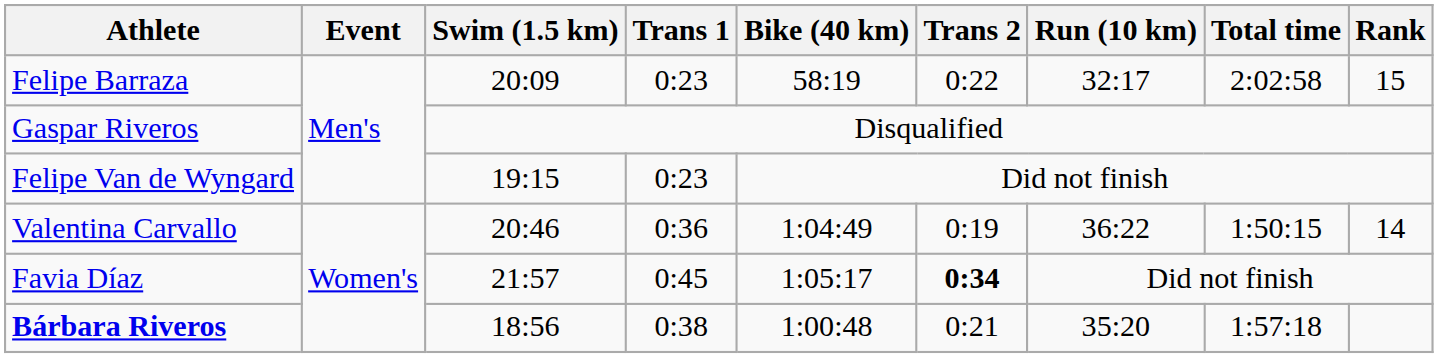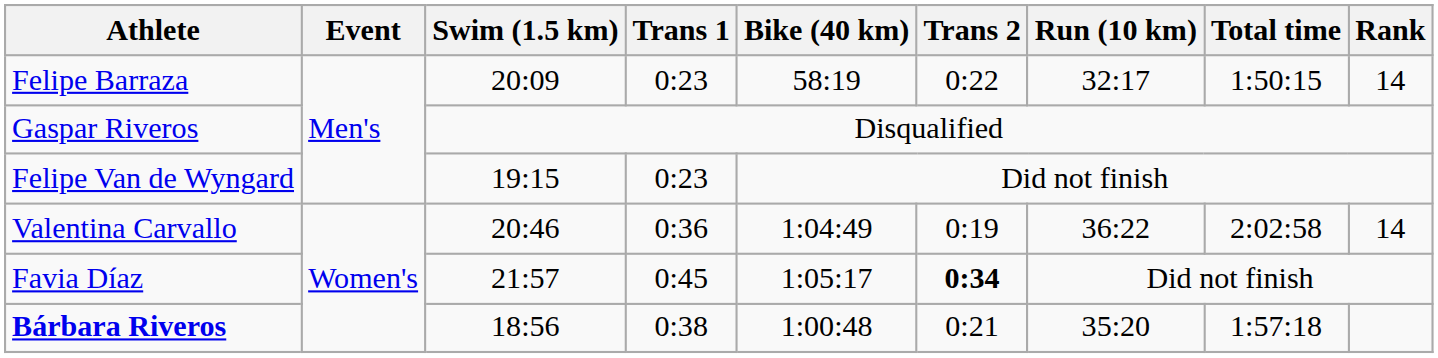(1276, 79) 2:02:58 -> (1276, 79) 1:50:15
(1390, 79) 15 -> (1390, 79) 14
(1276, 228) 1:50:15 -> (1276, 228) 2:02:58
